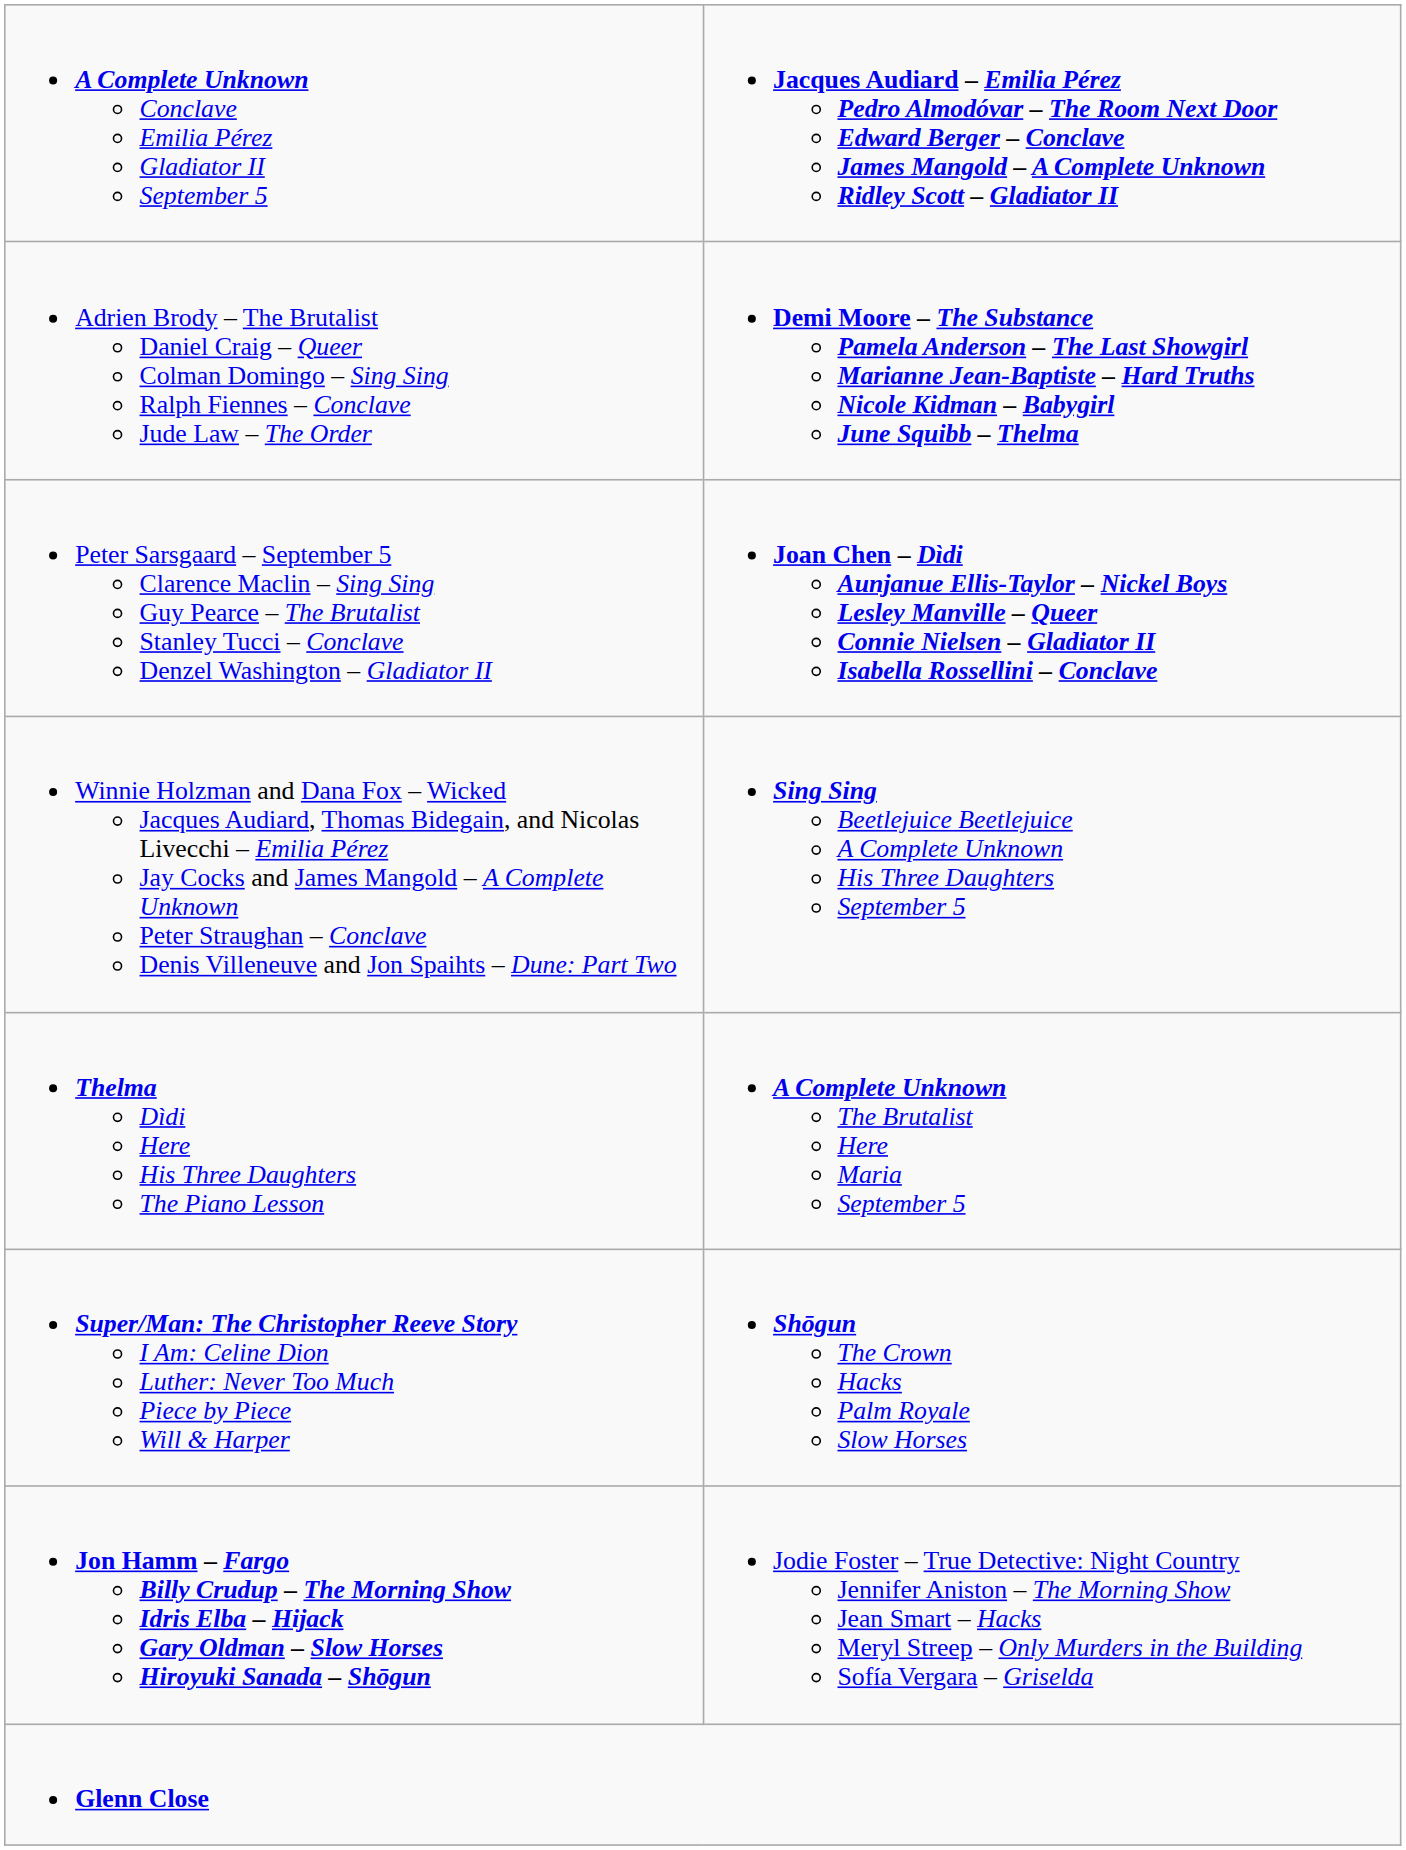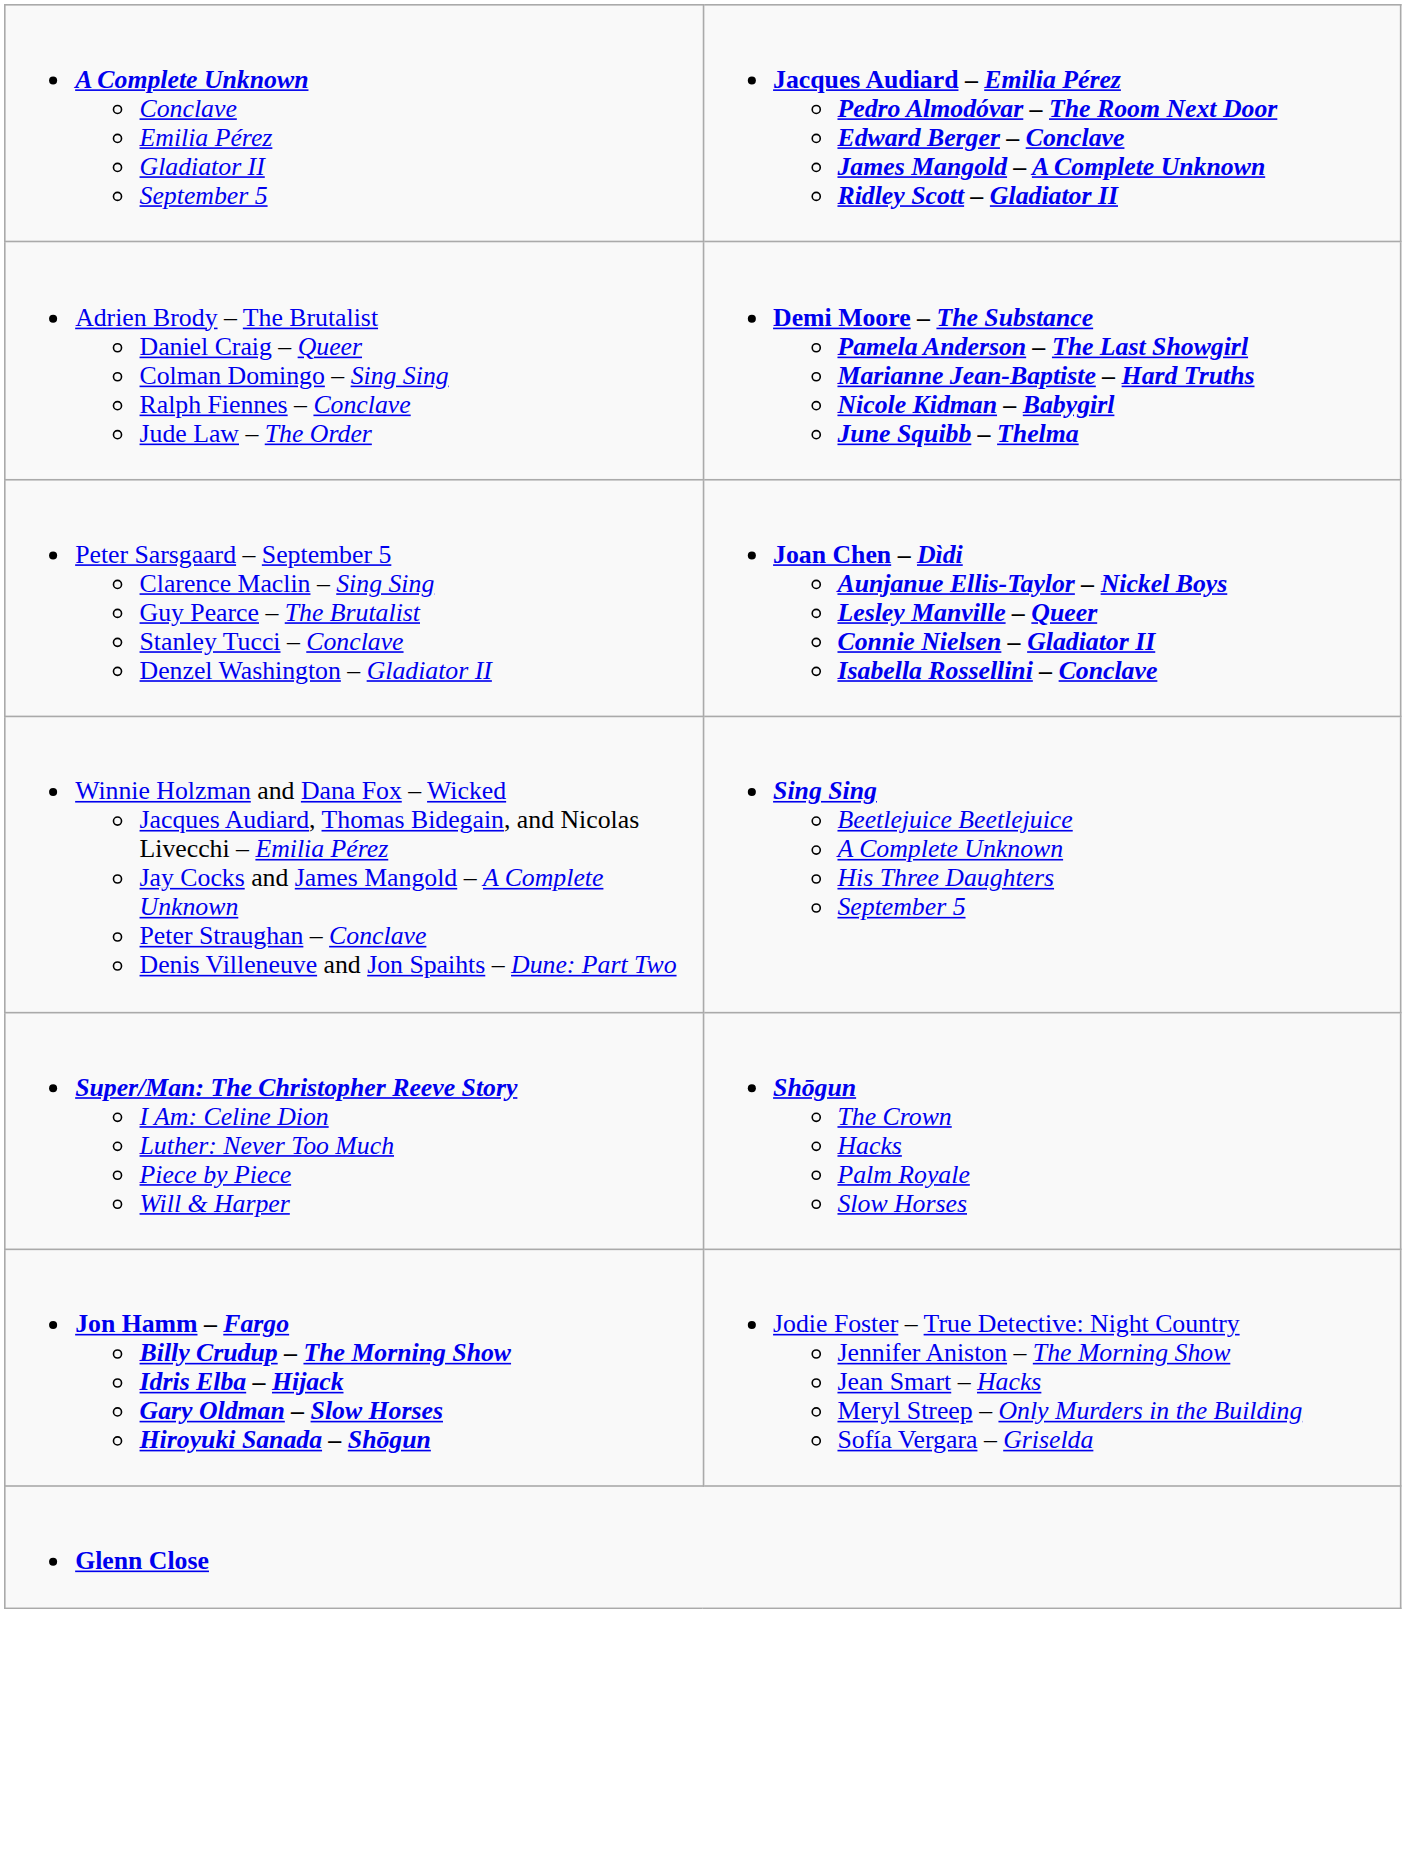- row: (354, 1145)
